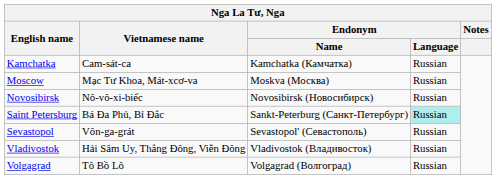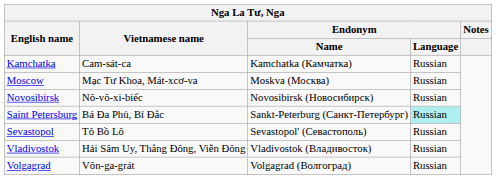(108, 132) Vôn-ga-grát -> (103, 132) Tô Bồ Lô
(103, 166) Tô Bồ Lô -> (108, 166) Vôn-ga-grát
